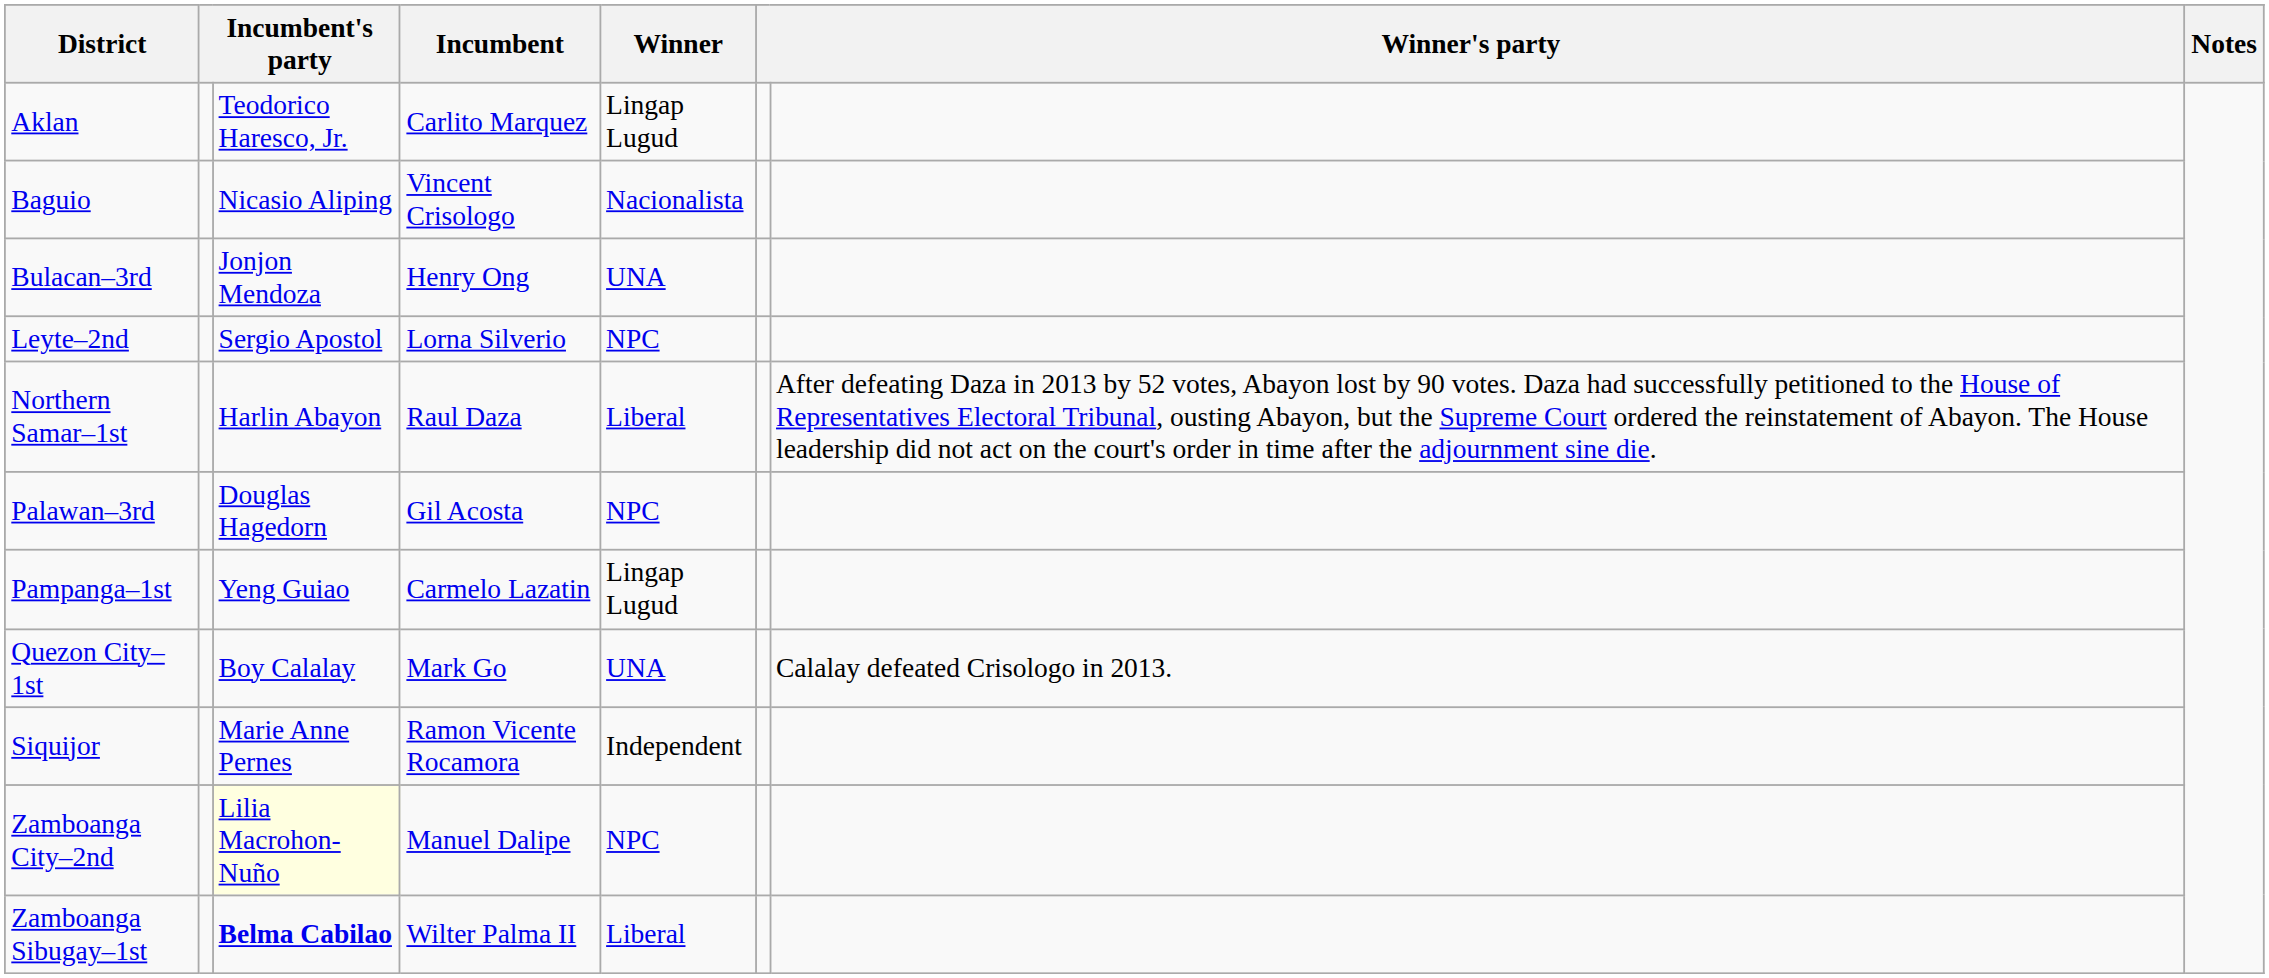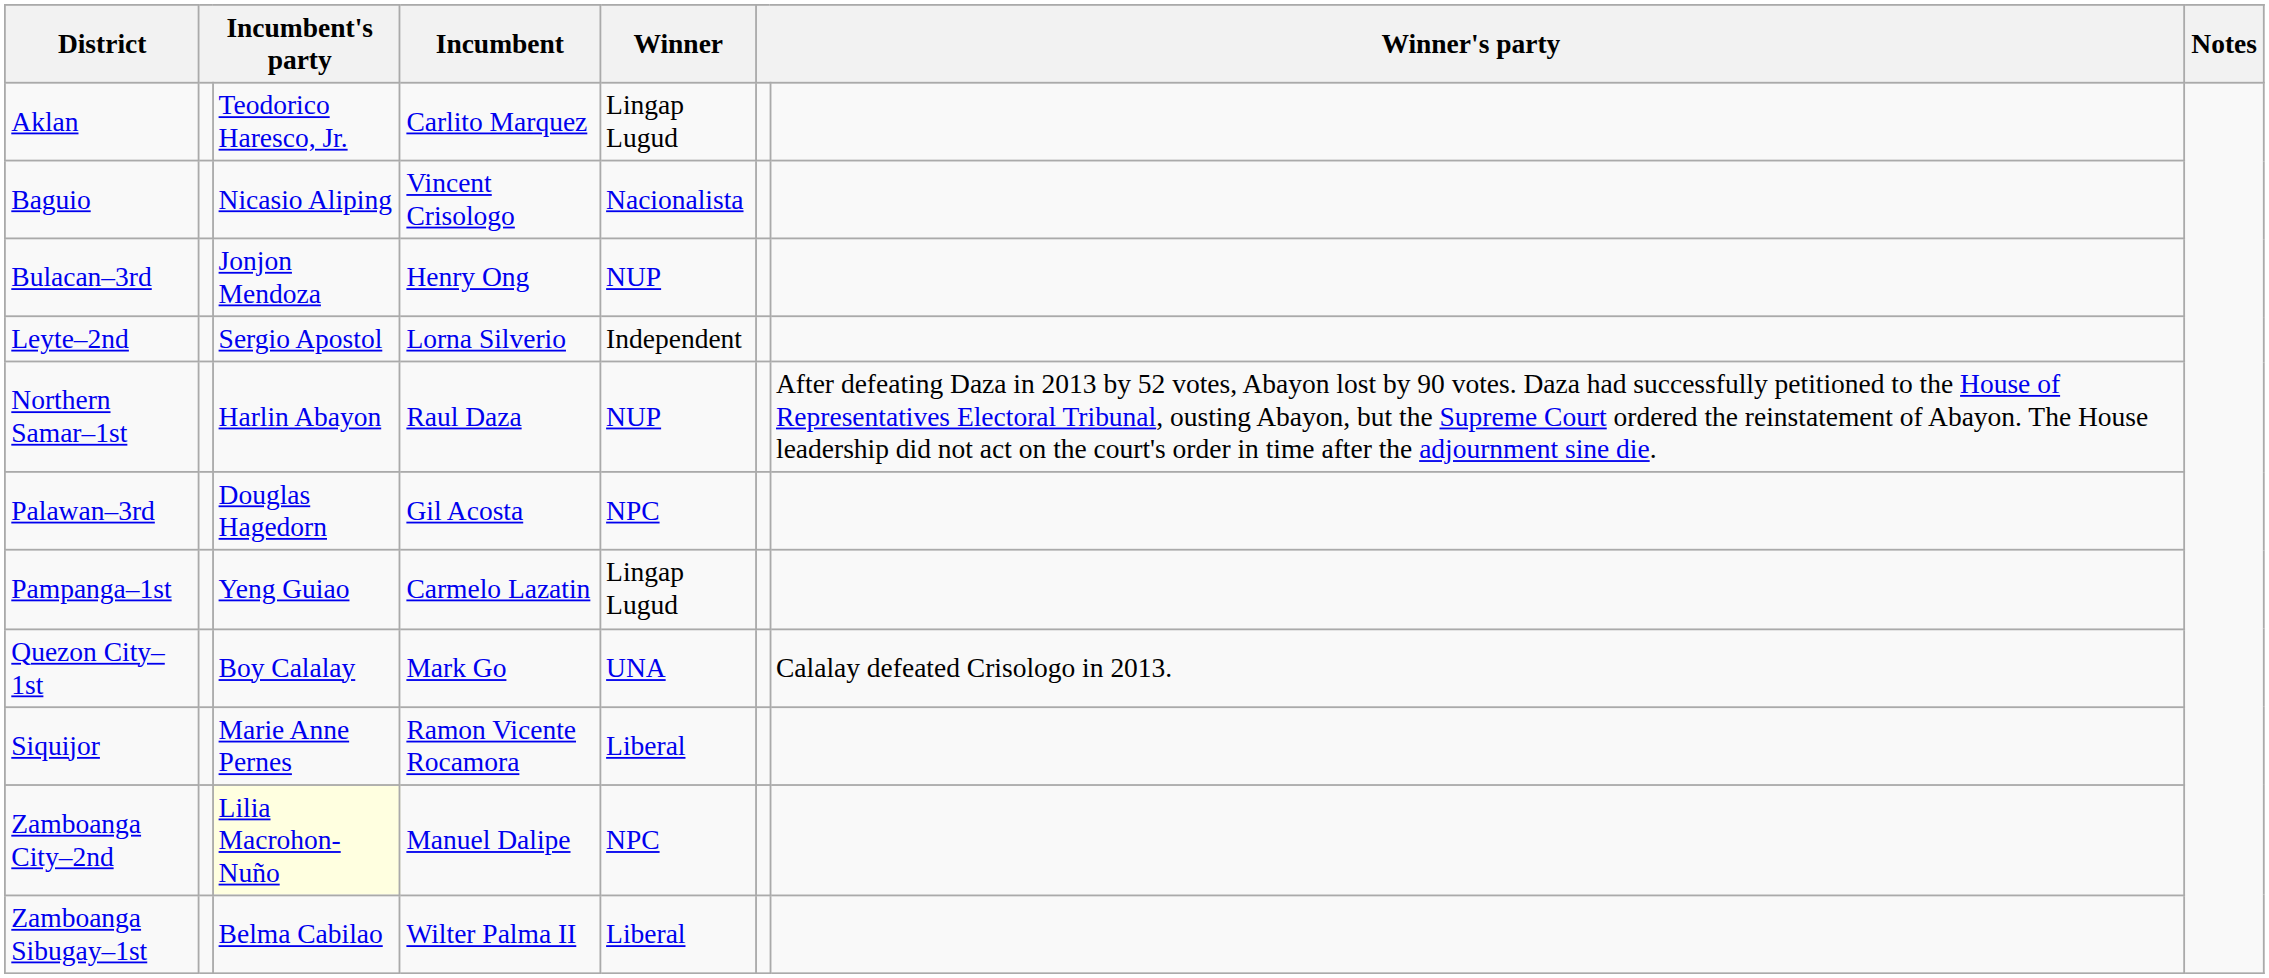(636, 277) UNA -> (634, 277) NUP
(633, 339) NPC -> (674, 339) Independent
(646, 417) Liberal -> (634, 417) NUP
(674, 745) Independent -> (646, 745) Liberal
(305, 933) bold -> (301, 933) normal
